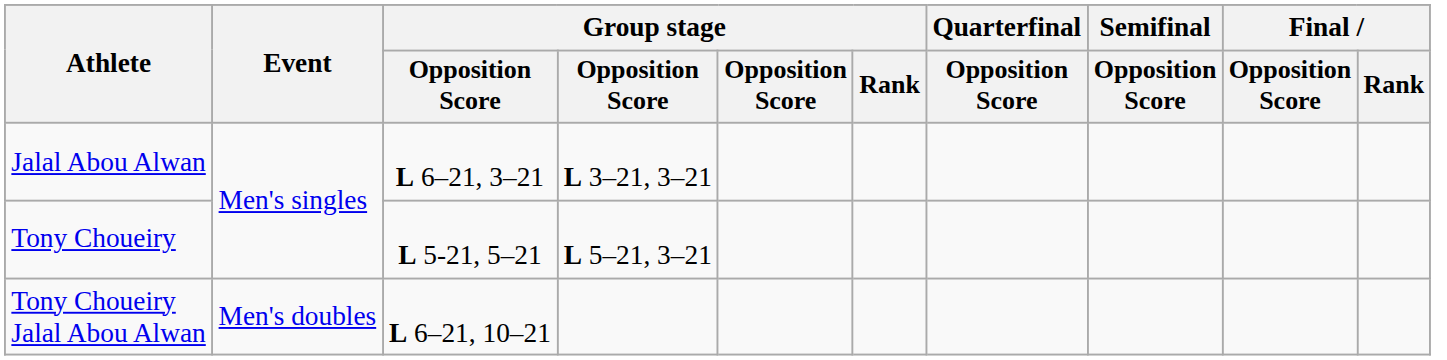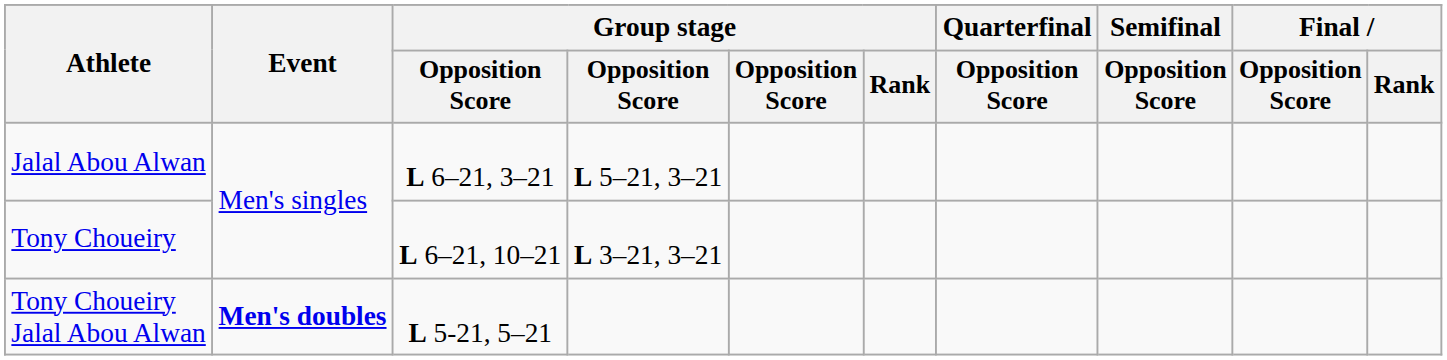(638, 177) L 3–21, 3–21 -> (648, 177) L 5–21, 3–21
(470, 255) L 5-21, 5–21 -> (480, 255) L 6–21, 10–21
(638, 255) L 5–21, 3–21 -> (648, 255) L 3–21, 3–21
(297, 316) normal -> (303, 316) bold
(470, 332) L 6–21, 10–21 -> (480, 332) L 5-21, 5–21
